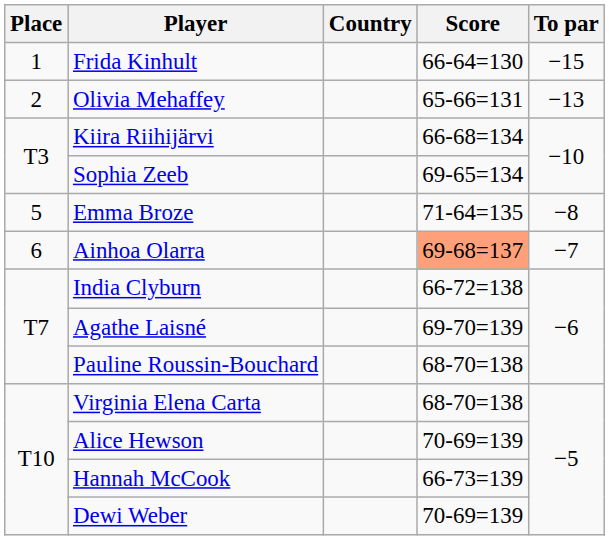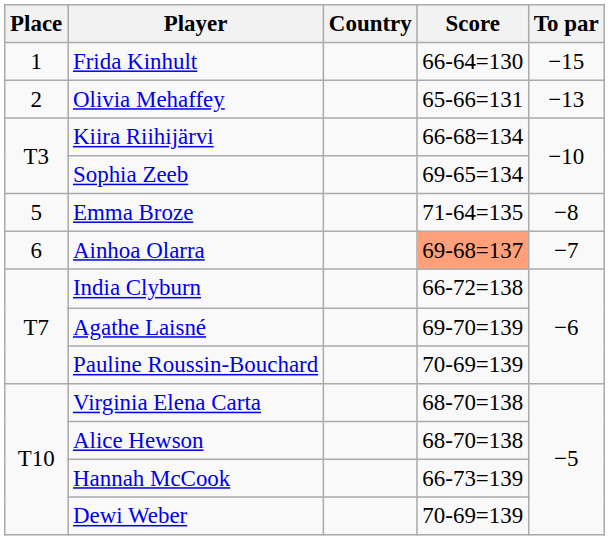(473, 364) 68-70=138 -> (473, 364) 70-69=139
(473, 439) 70-69=139 -> (473, 439) 68-70=138
